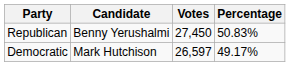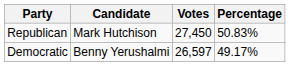(121, 33) Benny Yerushalmi -> (115, 33) Mark Hutchison
(115, 52) Mark Hutchison -> (121, 52) Benny Yerushalmi
